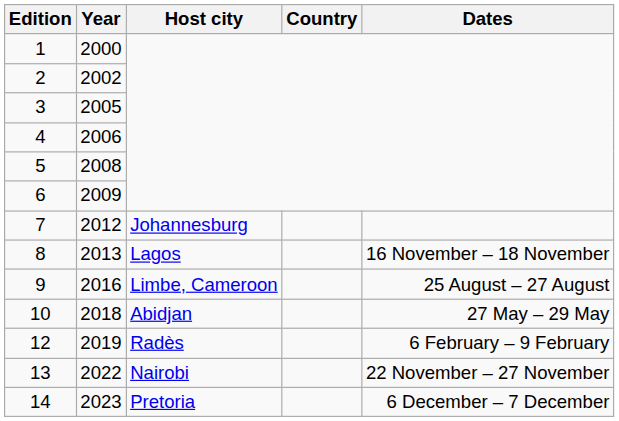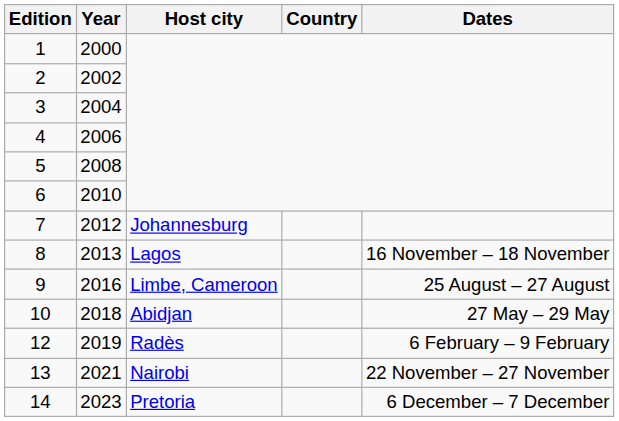(101, 107) 2005 -> (101, 107) 2004
(101, 195) 2009 -> (101, 195) 2010
(101, 372) 2022 -> (101, 372) 2021
